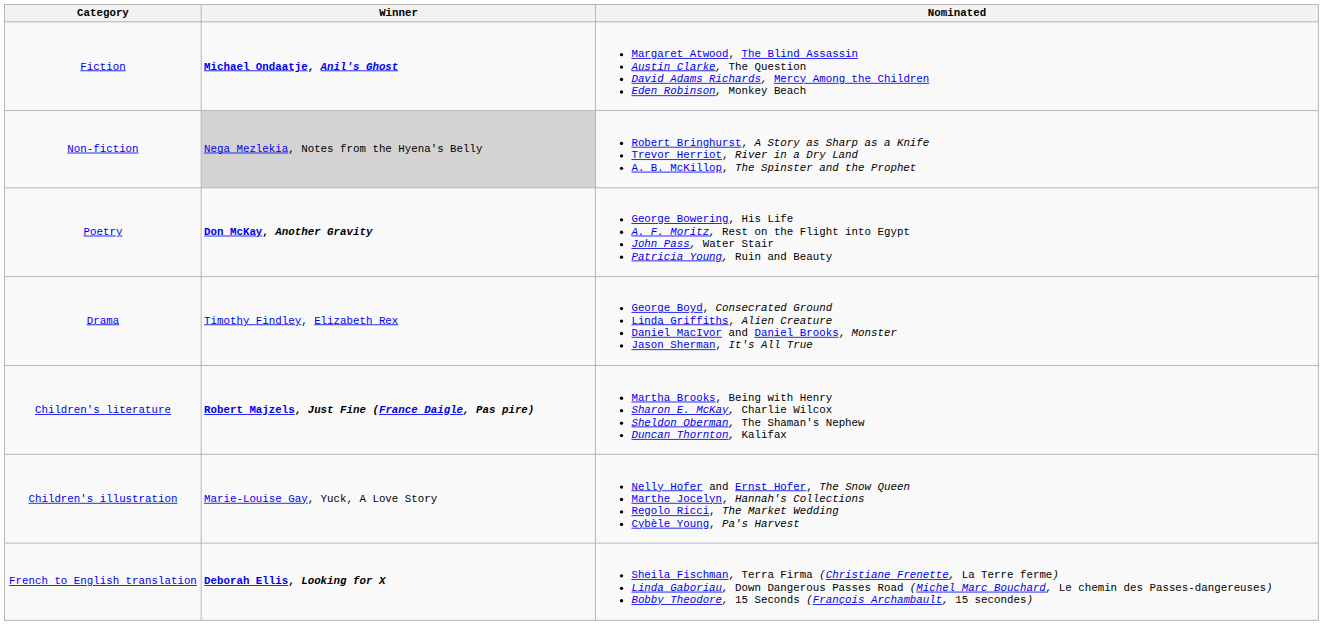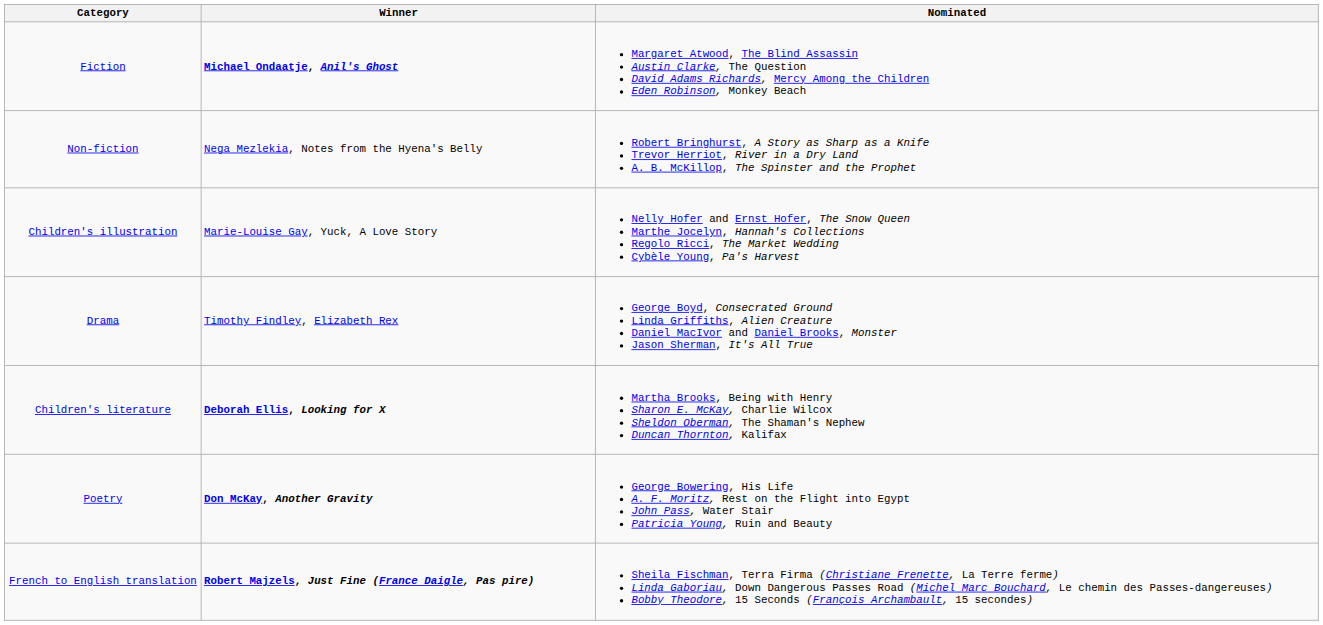(343, 149) lightgrey background -> (343, 149) no background
rows swapped: (103, 232) <-> (103, 499)
(369, 410) Robert Majzels, Just Fine (France Daigle, Pas pire) -> (295, 410) Deborah Ellis, Looking for X
(295, 582) Deborah Ellis, Looking for X -> (369, 582) Robert Majzels, Just Fine (France Daigle, Pas pire)
